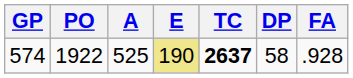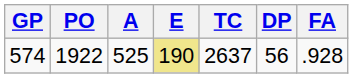(228, 55) bold -> (228, 55) normal
(277, 55) 58 -> (277, 55) 56
